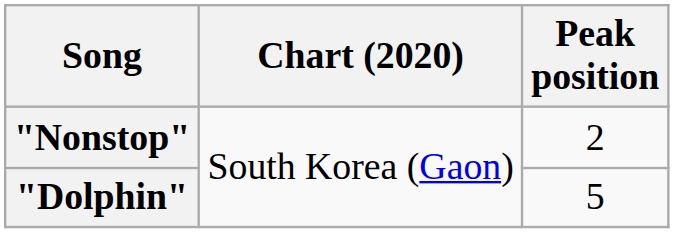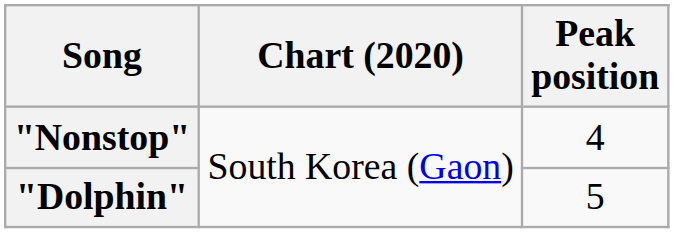(595, 136) 2 -> (595, 136) 4
